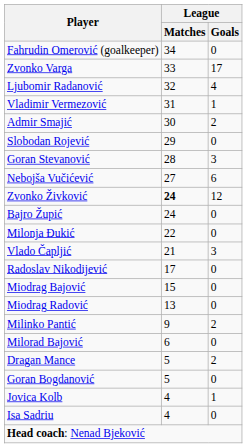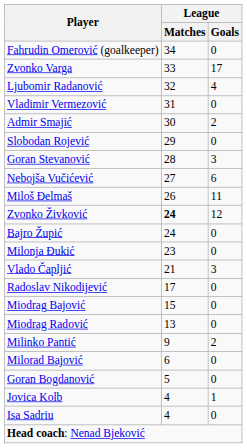(214, 104) 1 -> (214, 104) 0
+ row: (39, 196)
(170, 232) 22 -> (170, 251) 23
- row: (41, 360)
